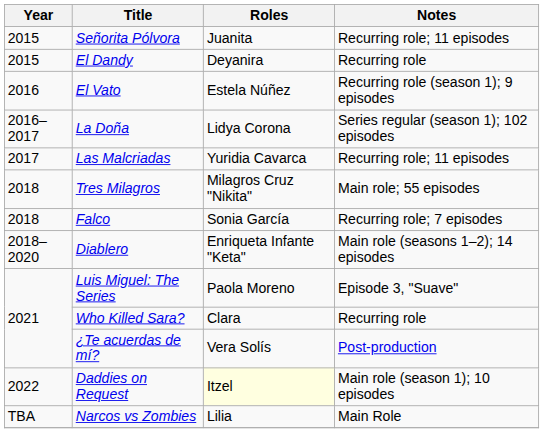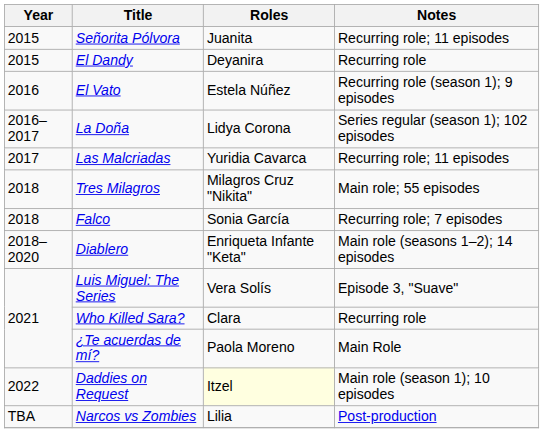(251, 287) Paola Moreno -> (239, 287) Vera Solís
(239, 348) Vera Solís -> (251, 348) Paola Moreno
(387, 348) Post-production -> (370, 348) Main Role
(370, 416) Main Role -> (387, 416) Post-production
